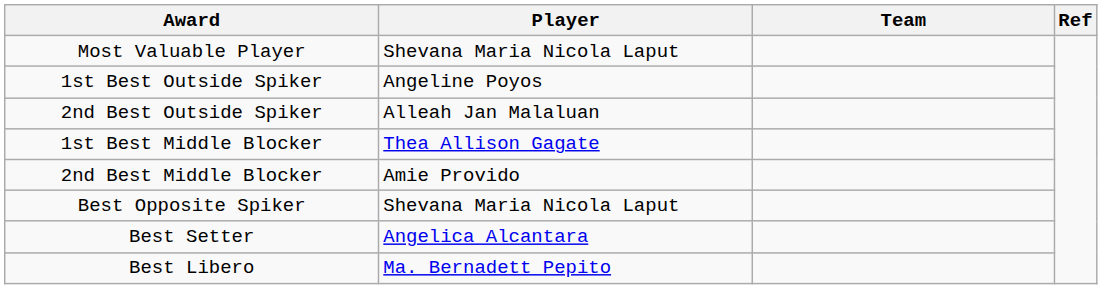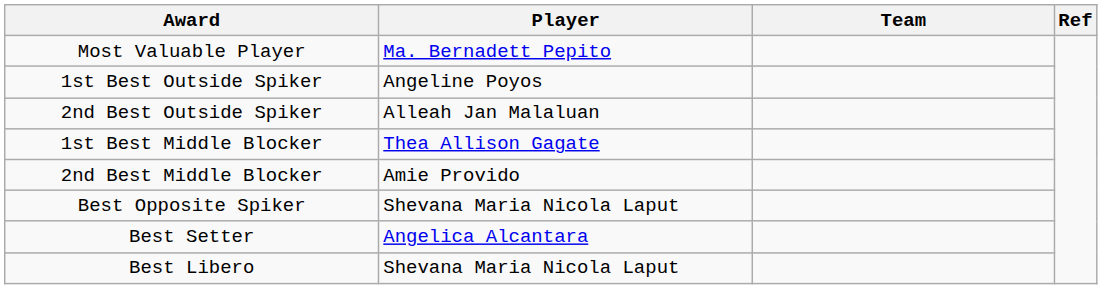(531, 51) Shevana Maria Nicola Laput -> (497, 51) Ma. Bernadett Pepito
(497, 268) Ma. Bernadett Pepito -> (531, 268) Shevana Maria Nicola Laput
